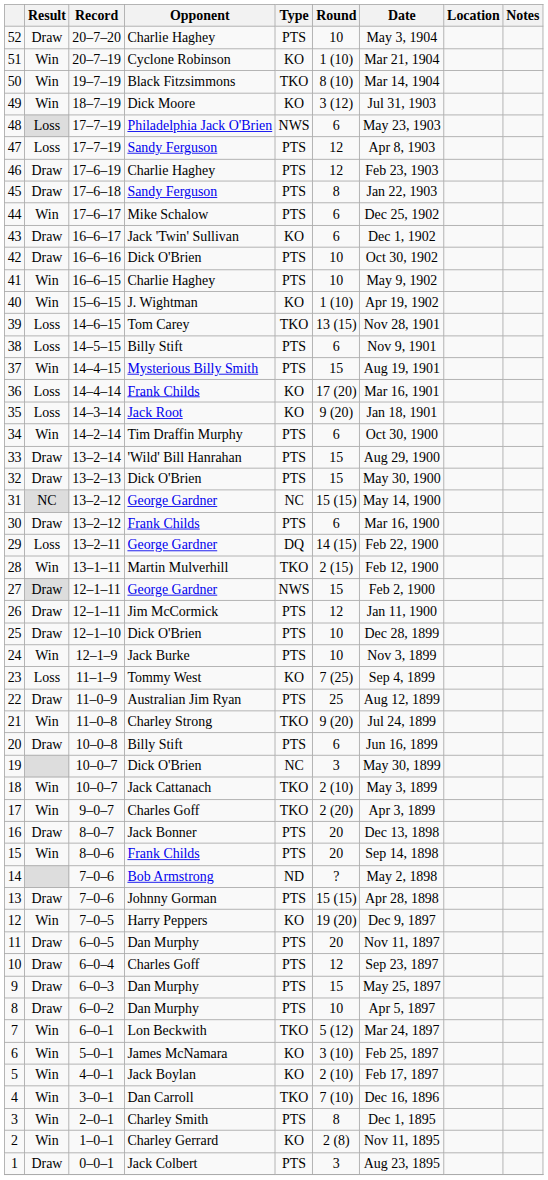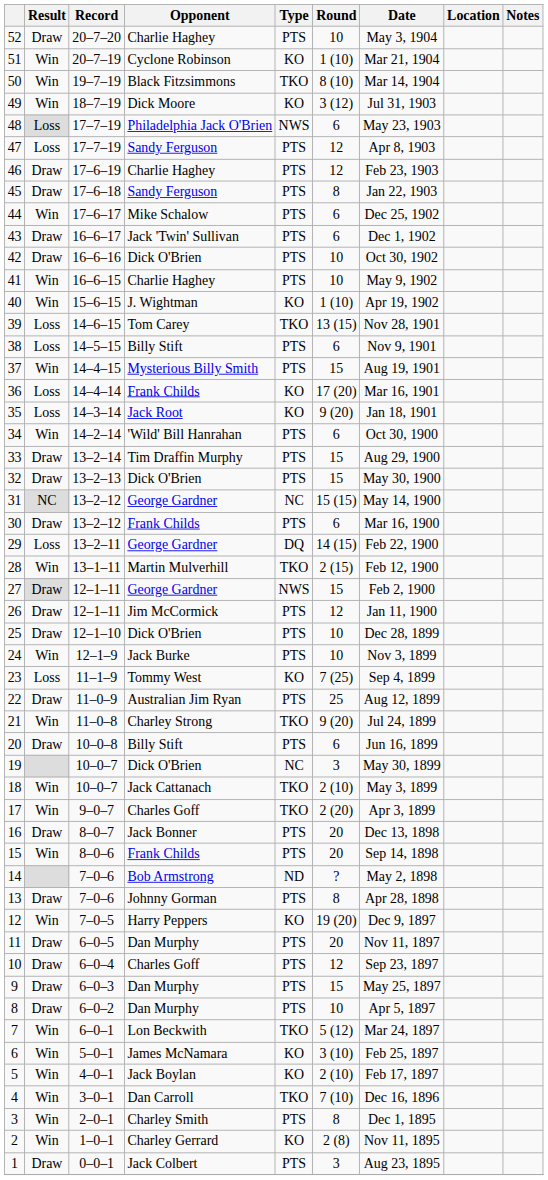(294, 236) KO -> (294, 236) PTS
(185, 434) Tim Draffin Murphy -> (185, 434) 'Wild' Bill Hanrahan
(185, 457) 'Wild' Bill Hanrahan -> (185, 457) Tim Draffin Murphy
(336, 898) 15 (15) -> (336, 898) 8
